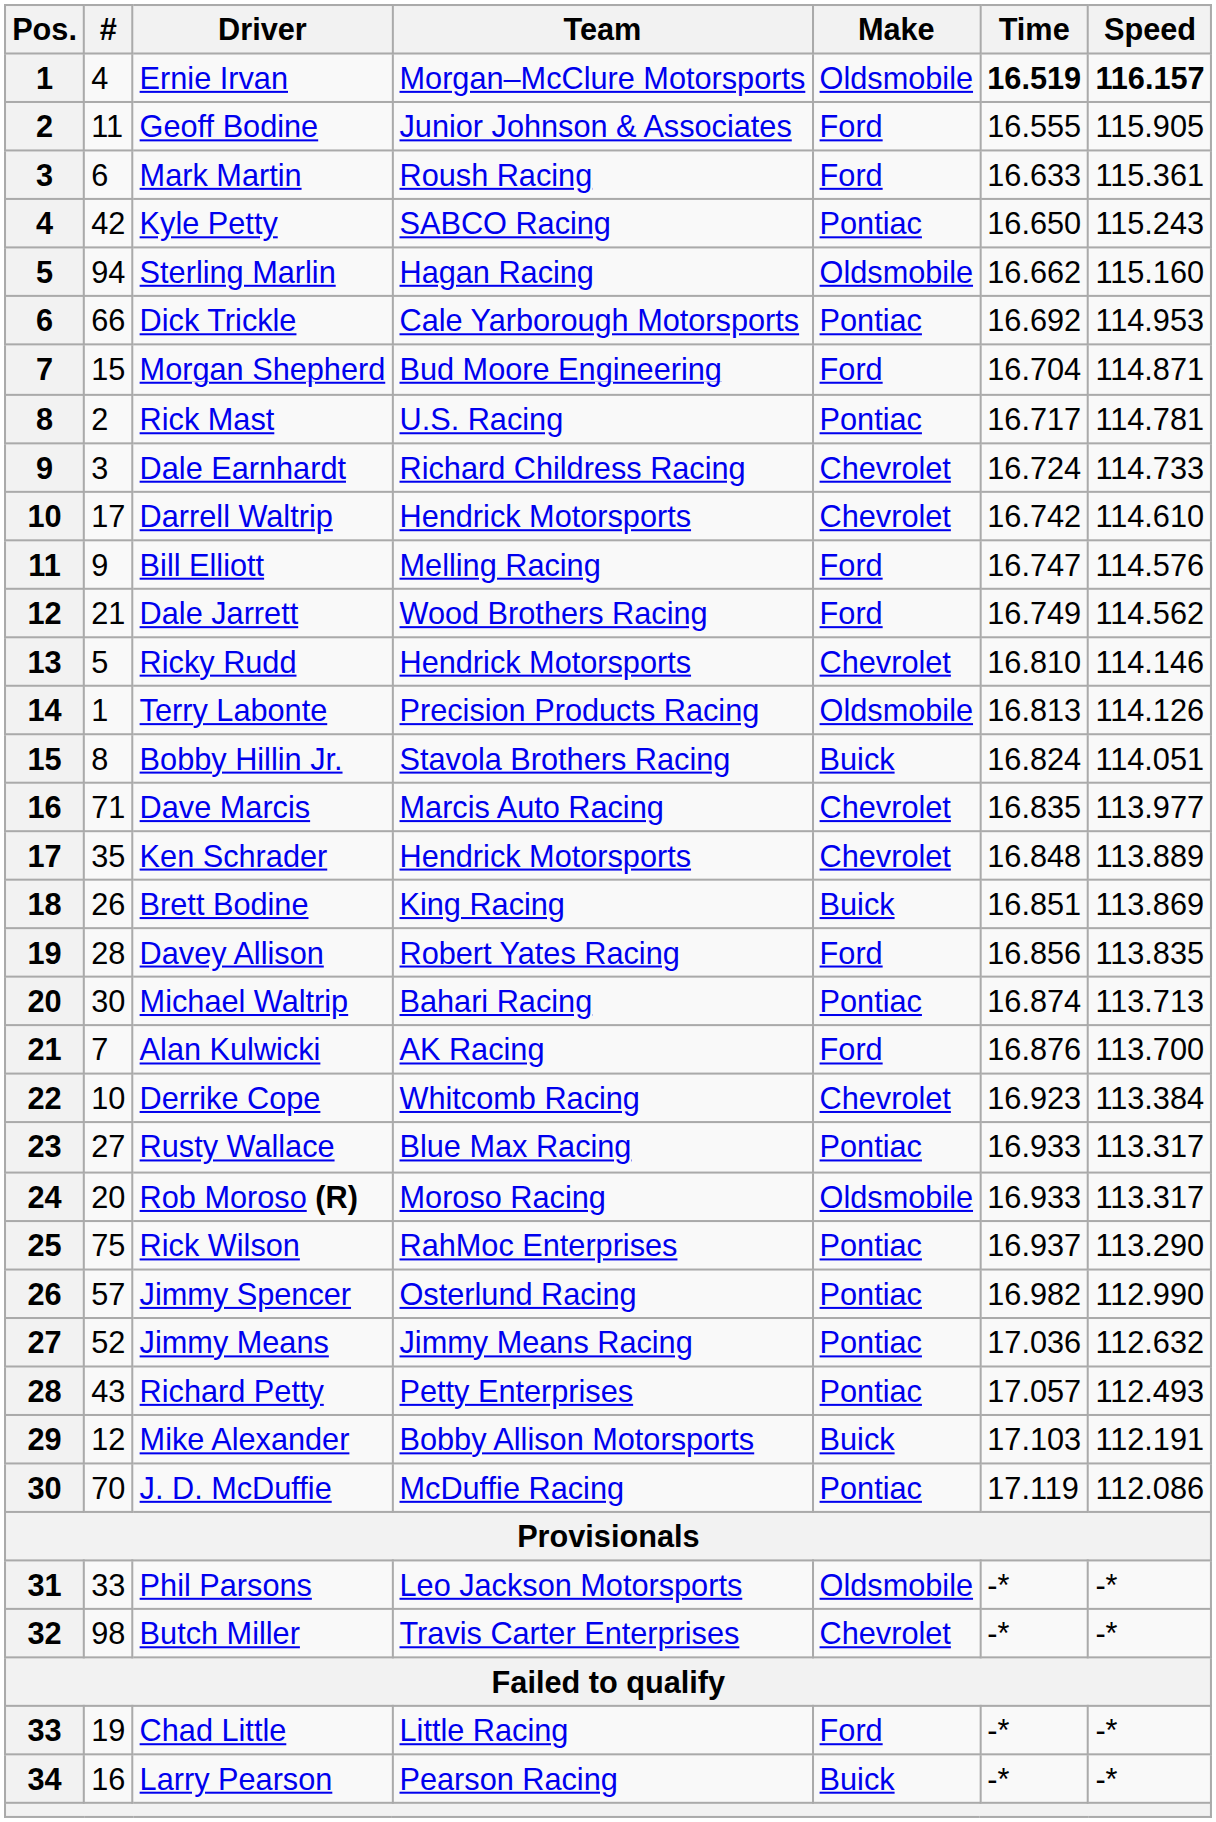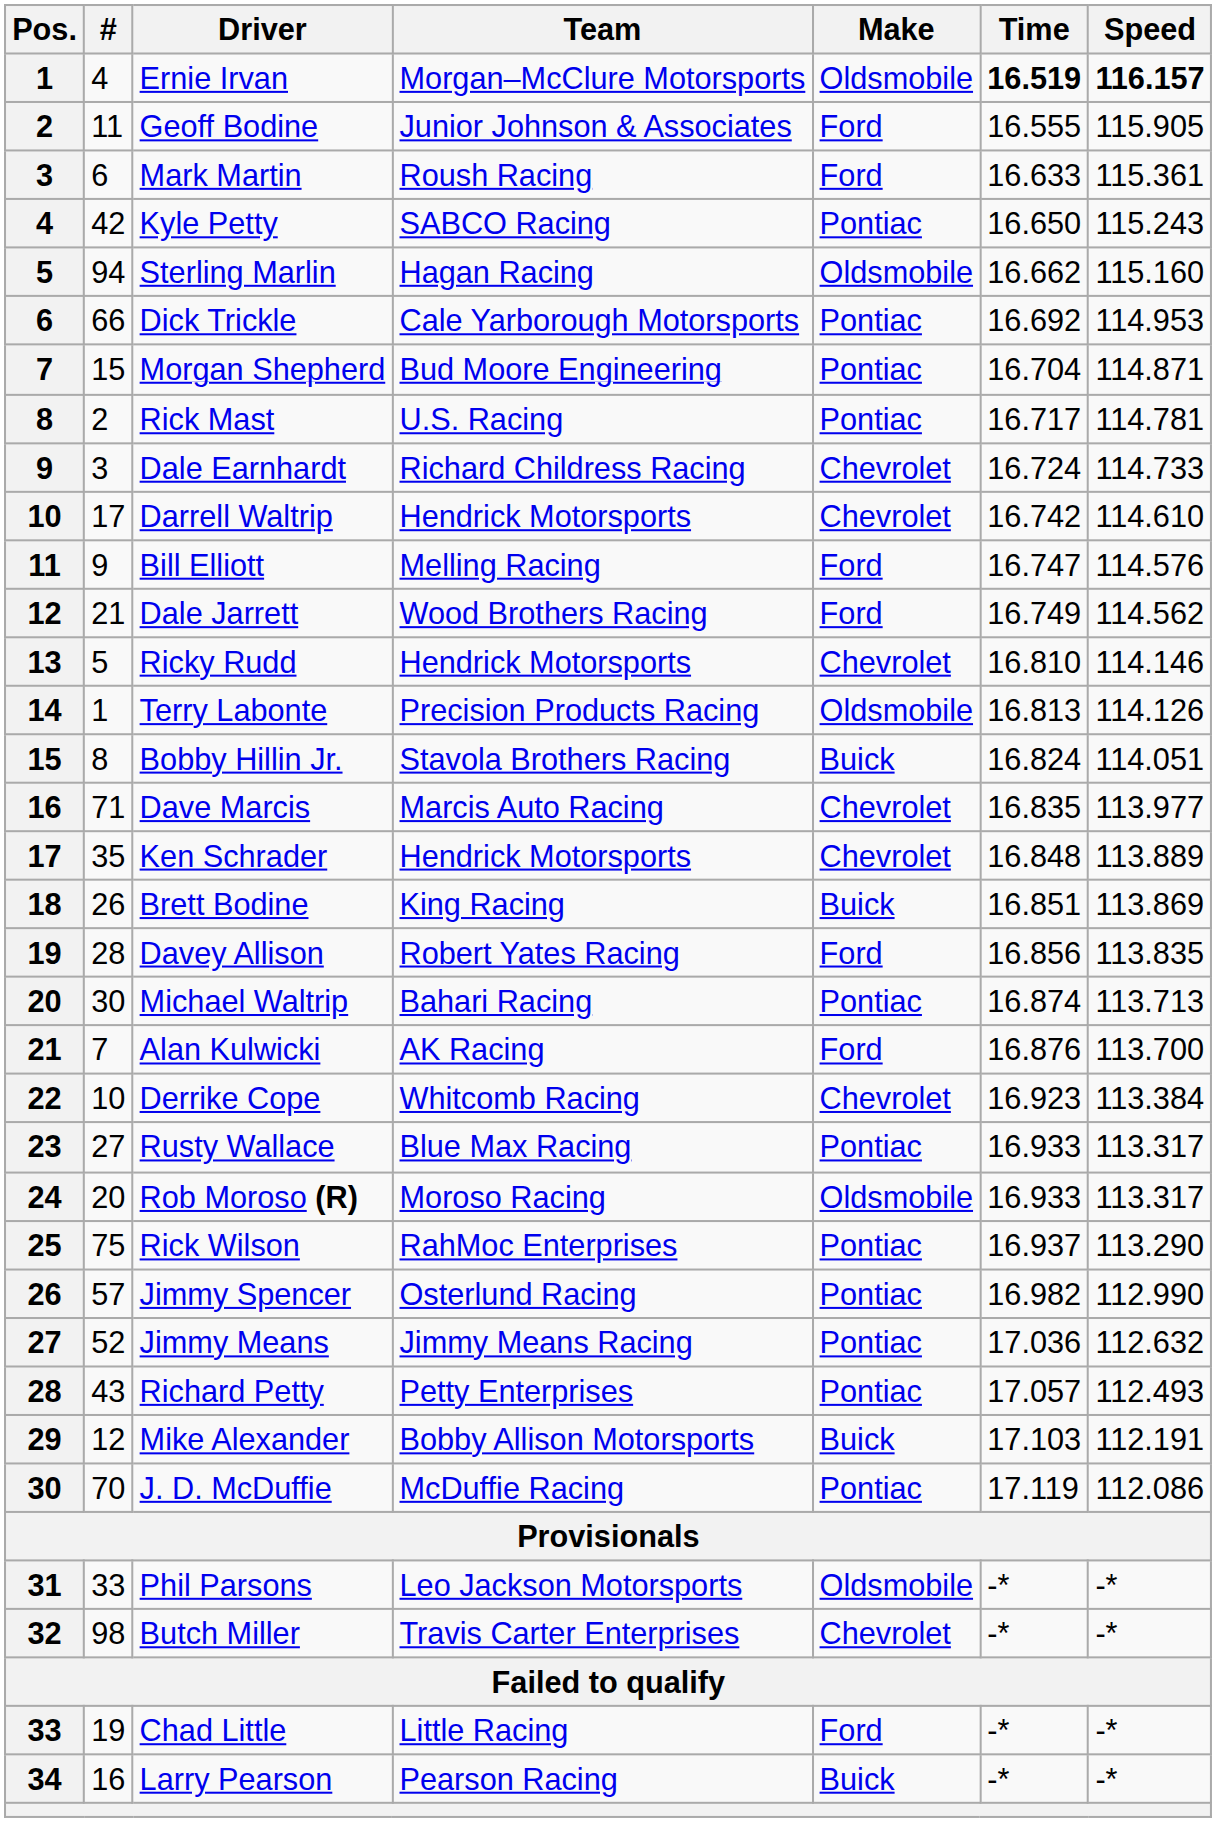(851, 370) Ford -> (871, 370) Pontiac
